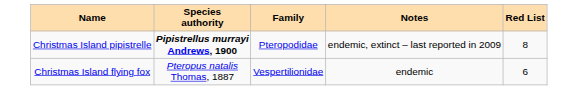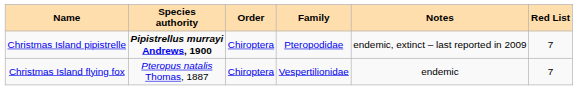+ column: (251, 17)
(525, 45) 8 -> (551, 45) 7
(525, 72) 6 -> (551, 72) 7
